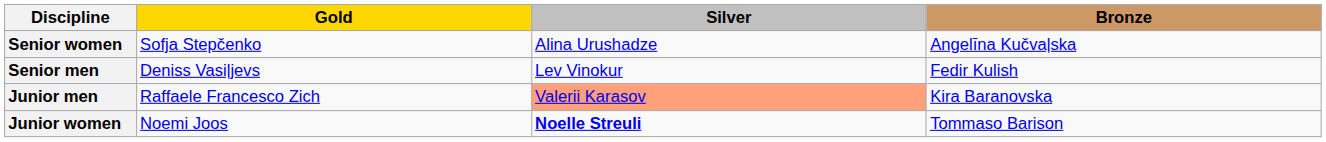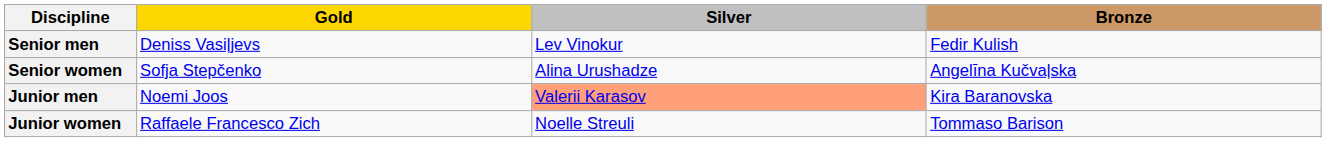rows swapped: (54, 70) <-> (65, 44)
(230, 96) Raffaele Francesco Zich -> (184, 96) Noemi Joos
(184, 123) Noemi Joos -> (230, 123) Raffaele Francesco Zich
(588, 123) bold -> (585, 123) normal
